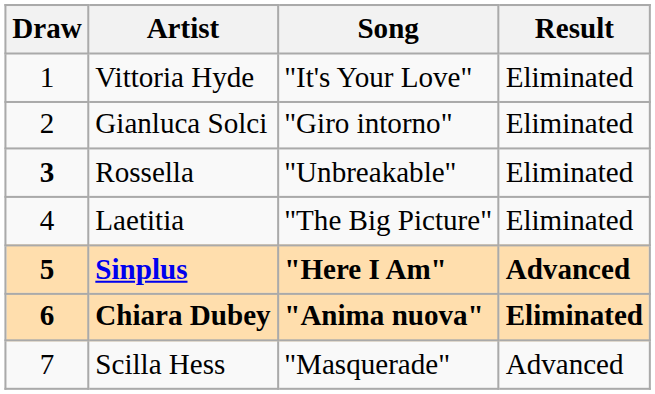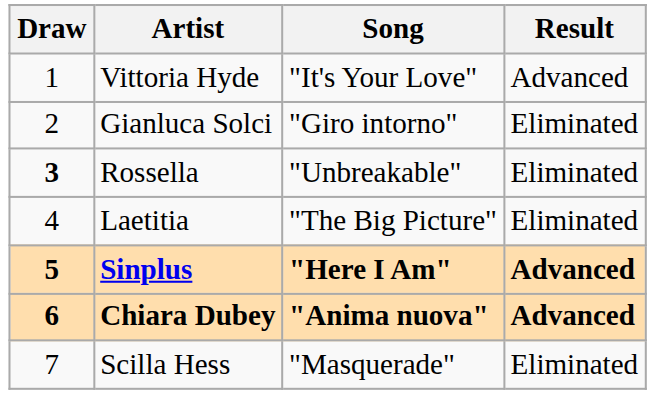(569, 76) Eliminated -> (569, 76) Advanced
(574, 316) Eliminated -> (573, 316) Advanced
(565, 364) Advanced -> (574, 364) Eliminated
